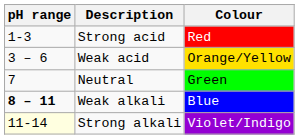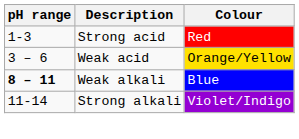- row: (105, 80)
(28, 123) lightyellow background -> (28, 102) no background
